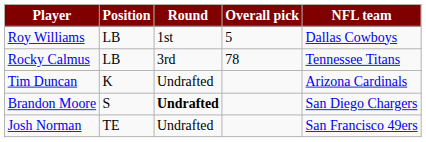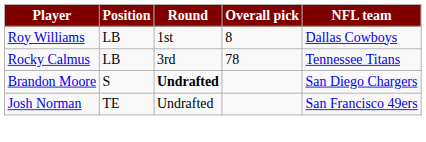(229, 37) 5 -> (229, 37) 8
- row: (42, 81)
